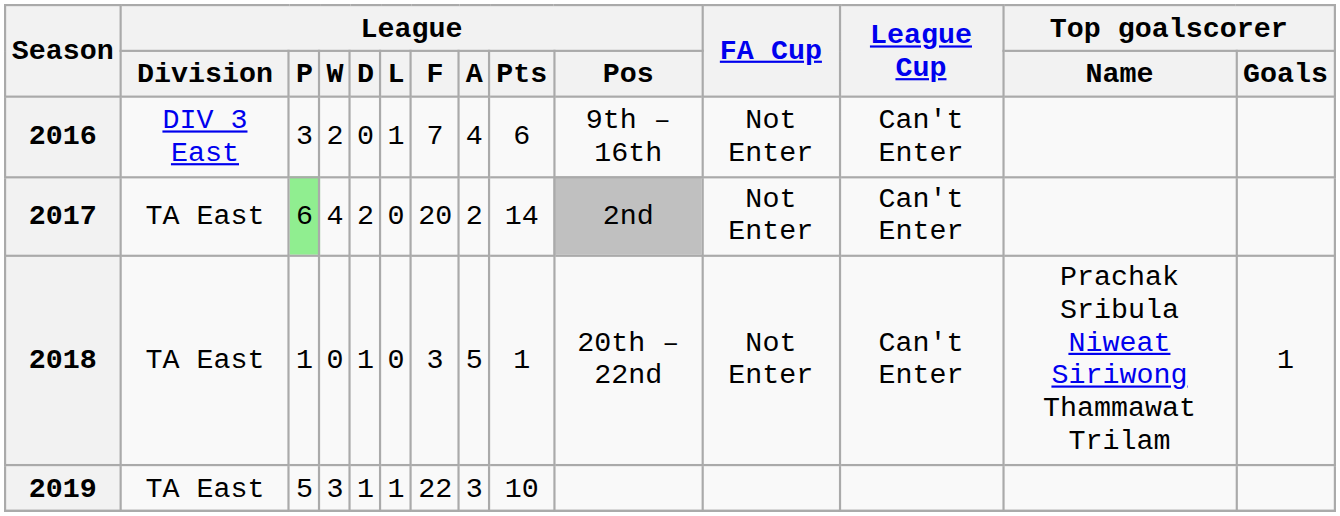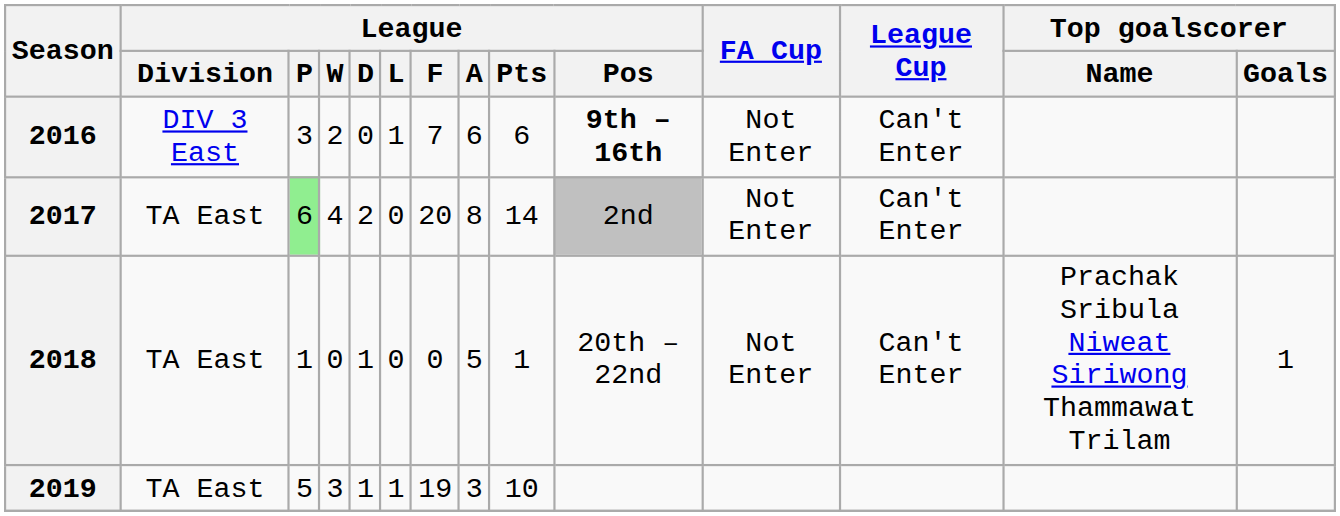(474, 137) 4 -> (474, 137) 6
(628, 137) normal -> (628, 137) bold
(474, 216) 2 -> (474, 216) 8
(435, 360) 3 -> (435, 360) 0
(435, 488) 22 -> (435, 488) 19
